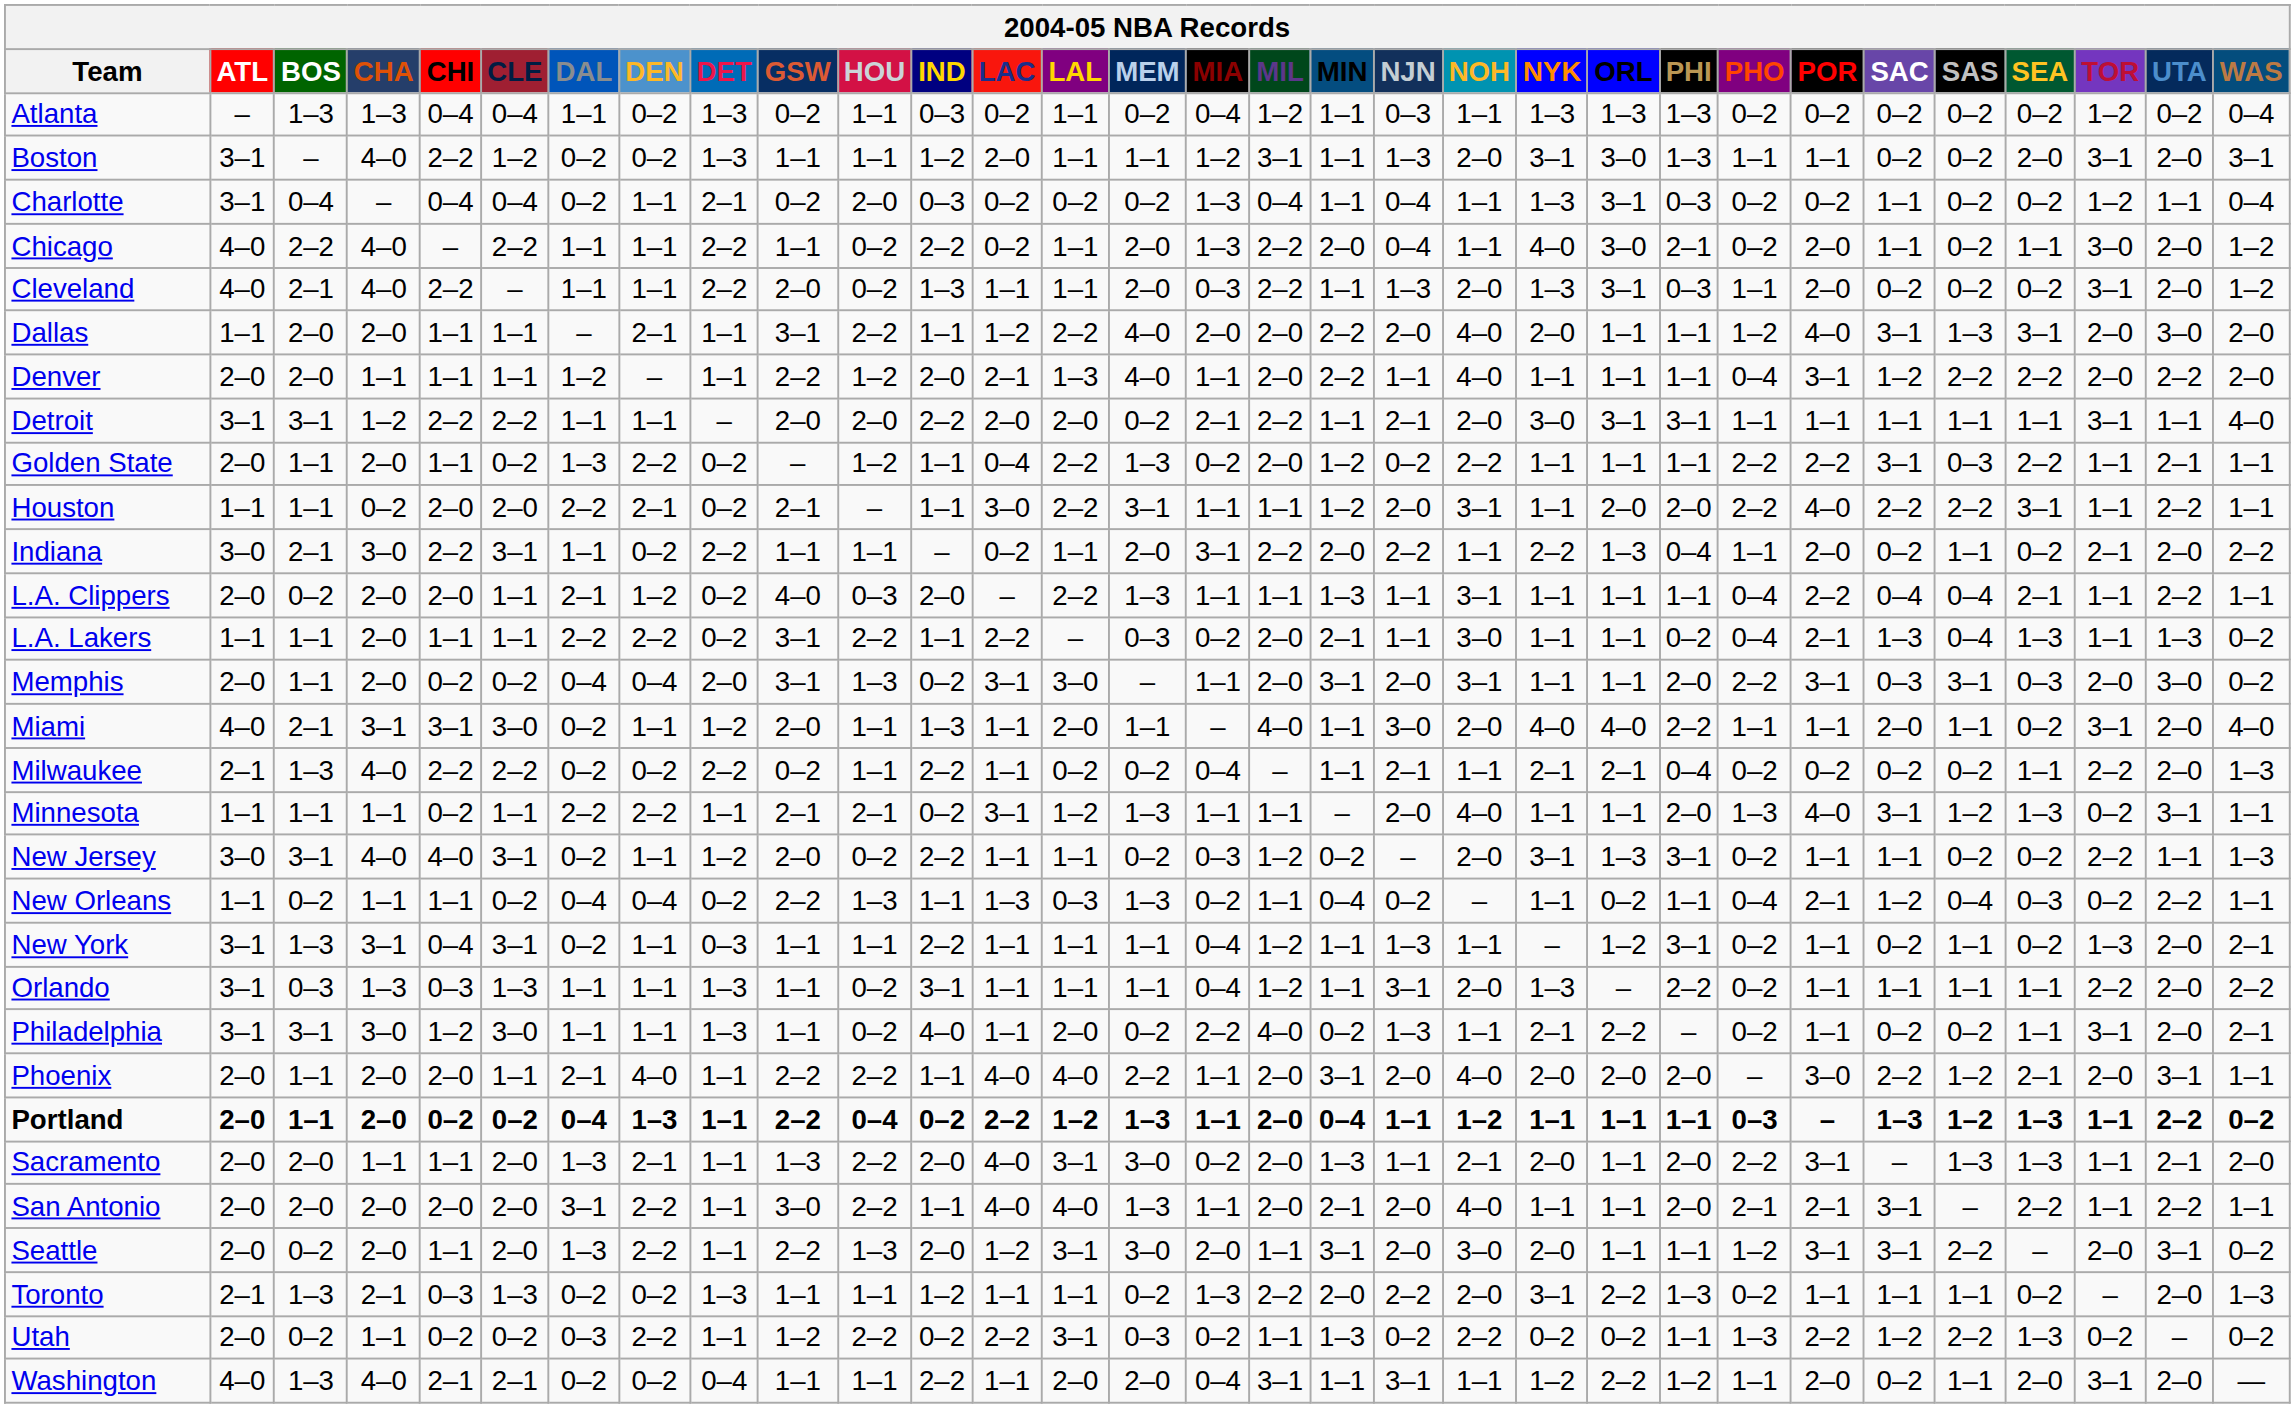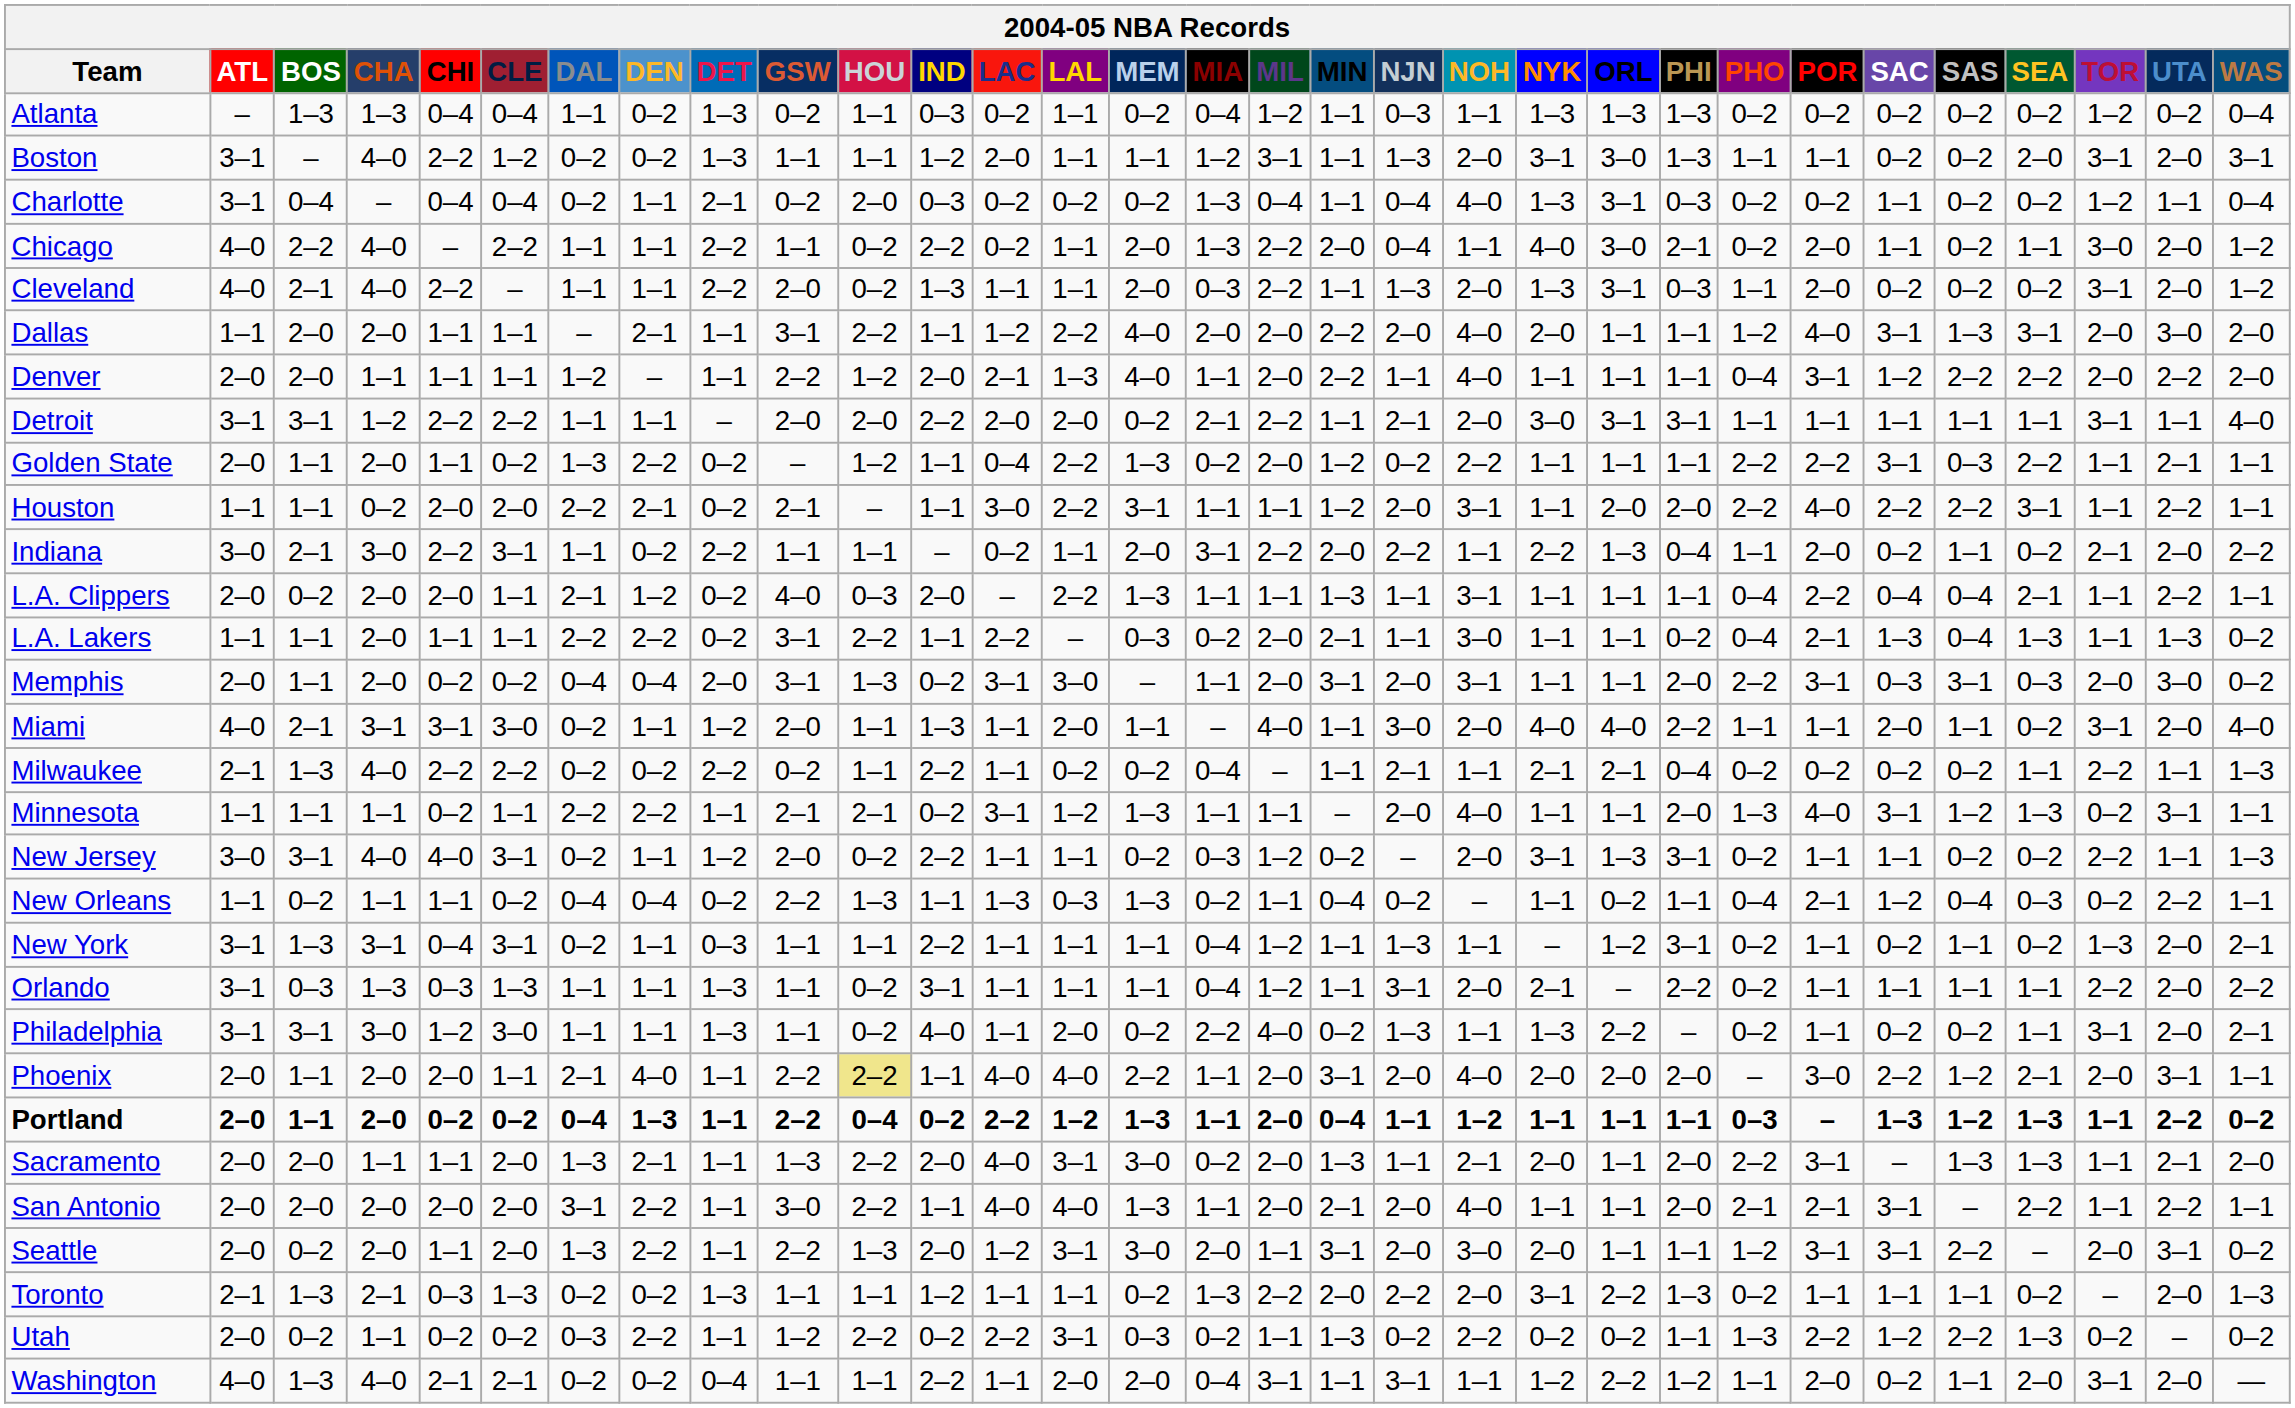(1479, 202) 1–1 -> (1479, 202) 4–0
(2179, 770) 2–0 -> (2179, 770) 1–1
(1552, 988) 1–3 -> (1552, 988) 2–1
(1552, 1032) 2–1 -> (1552, 1032) 1–3
(874, 1076) no background -> (874, 1076) khaki background
